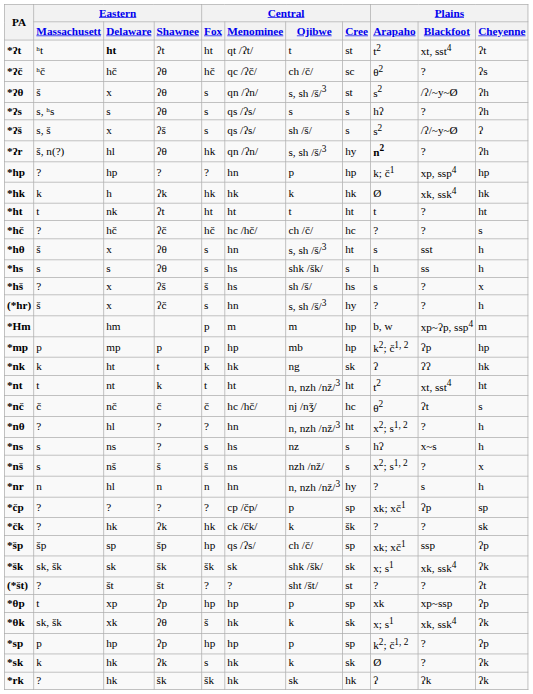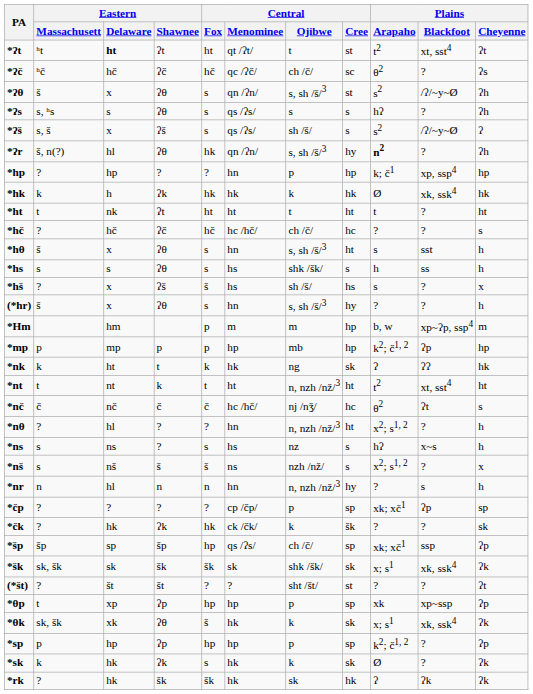(162, 71) ʔθ -> (162, 71) ʔč
(162, 305) ʔč -> (162, 305) ʔθ
